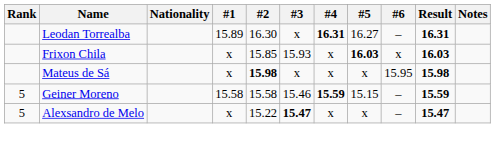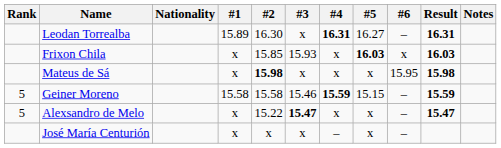+ row: (96, 133)
